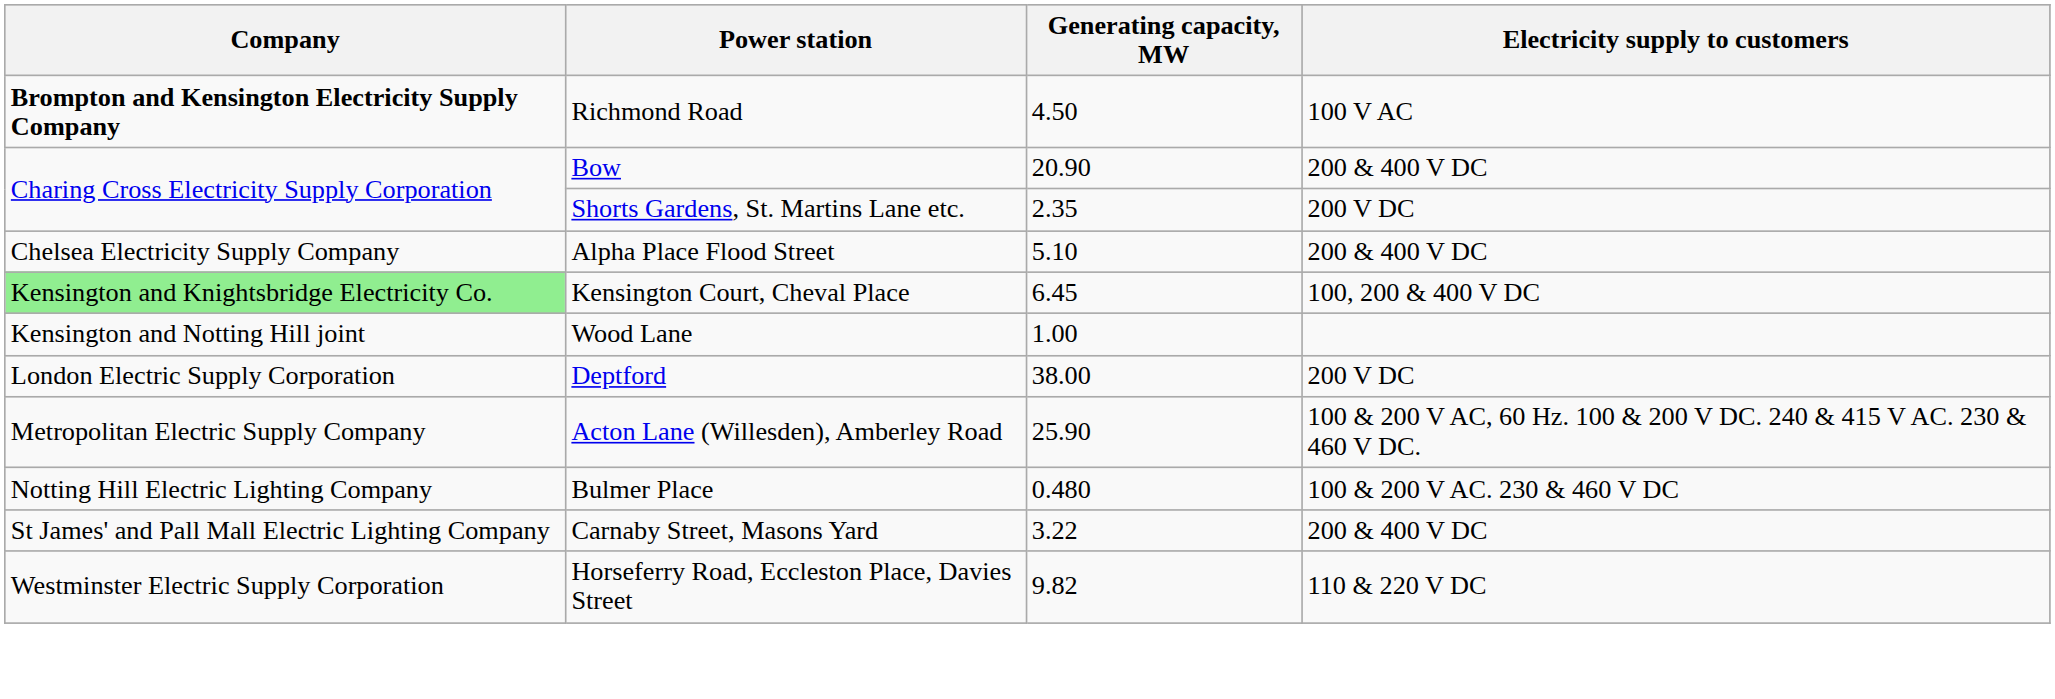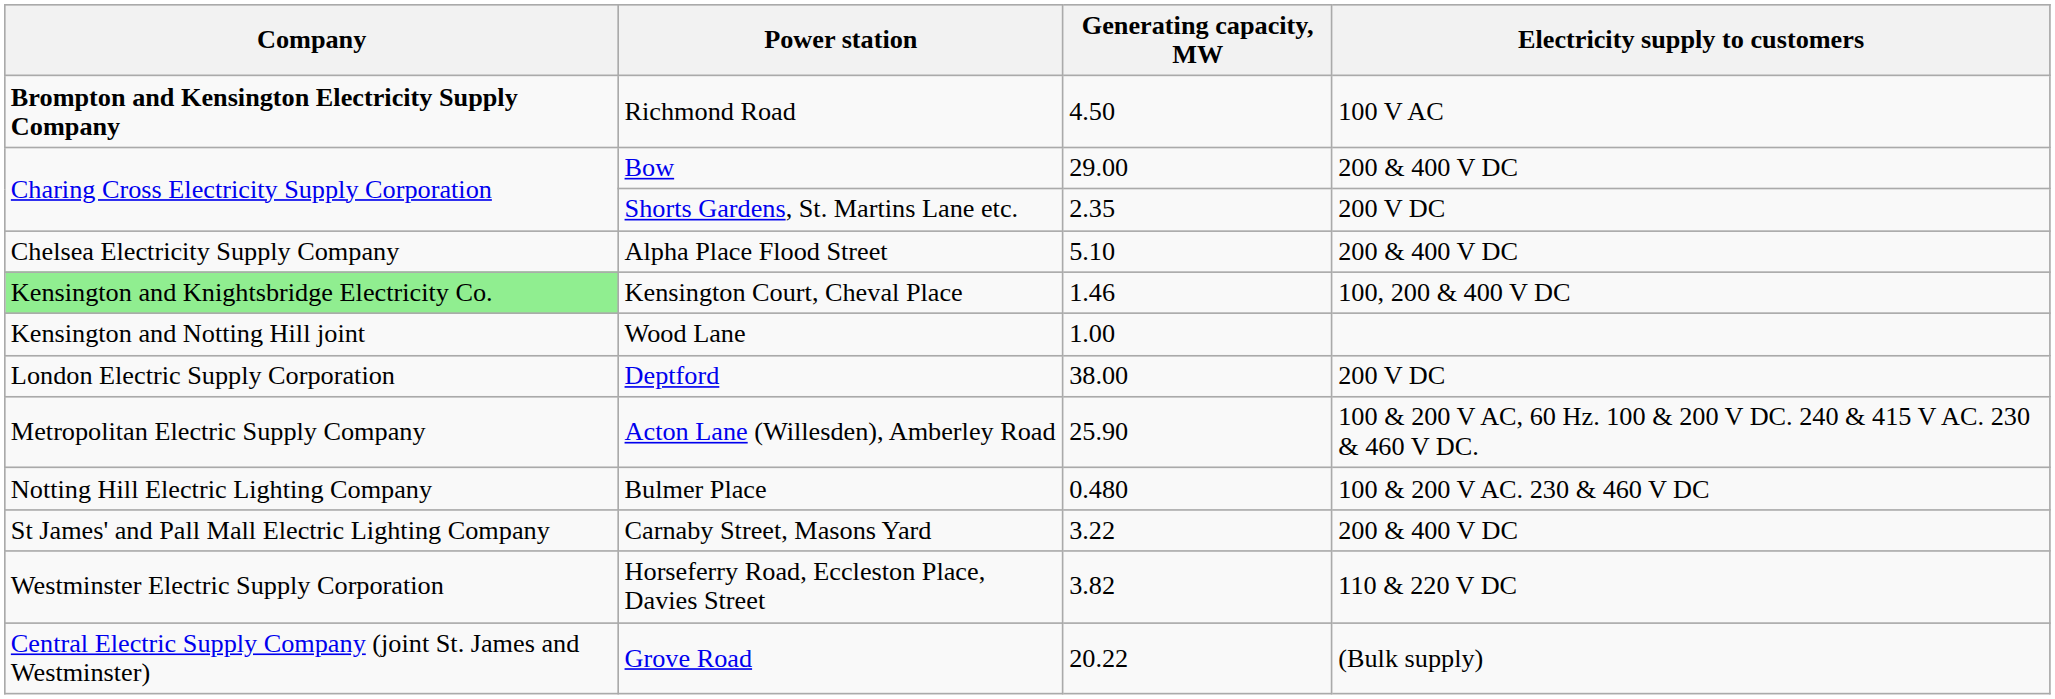(1061, 167) 20.90 -> (1099, 167) 29.00
(1055, 292) 6.45 -> (1092, 292) 1.46
(1055, 586) 9.82 -> (1092, 586) 3.82
+ row: (688, 657)
